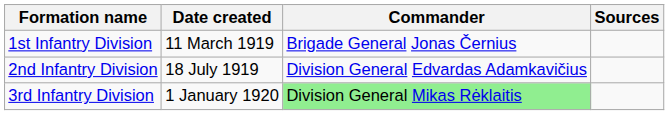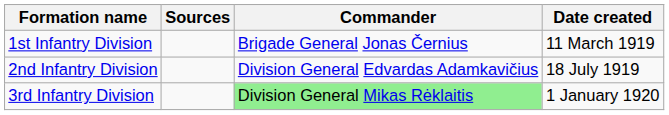columns swapped: (222, 17) <-> (627, 17)
